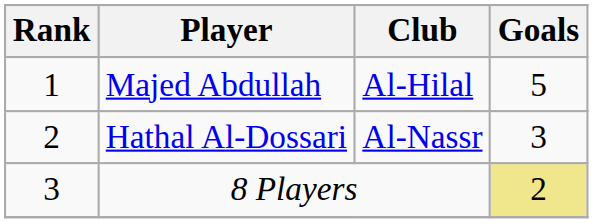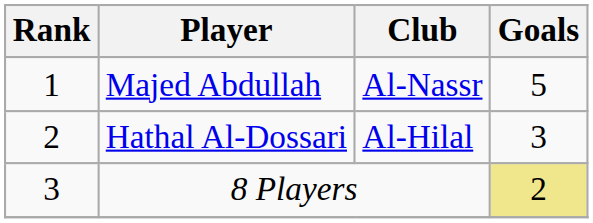(418, 83) Al-Hilal -> (422, 83) Al-Nassr
(422, 136) Al-Nassr -> (418, 136) Al-Hilal
